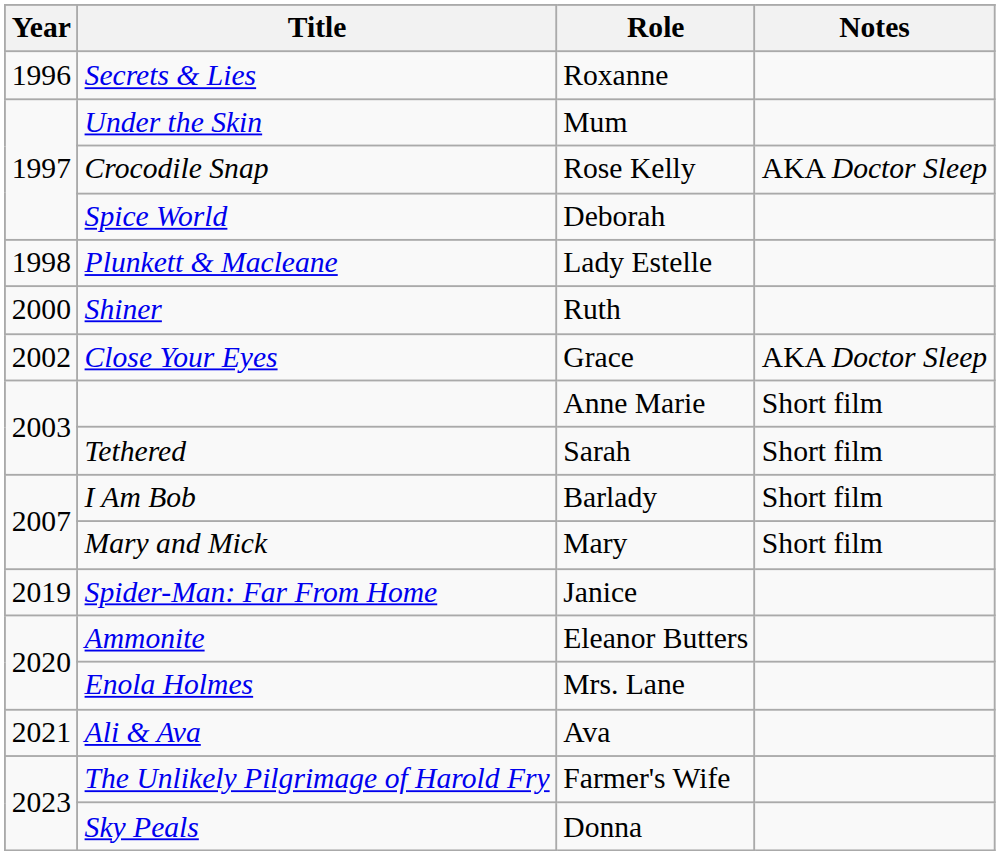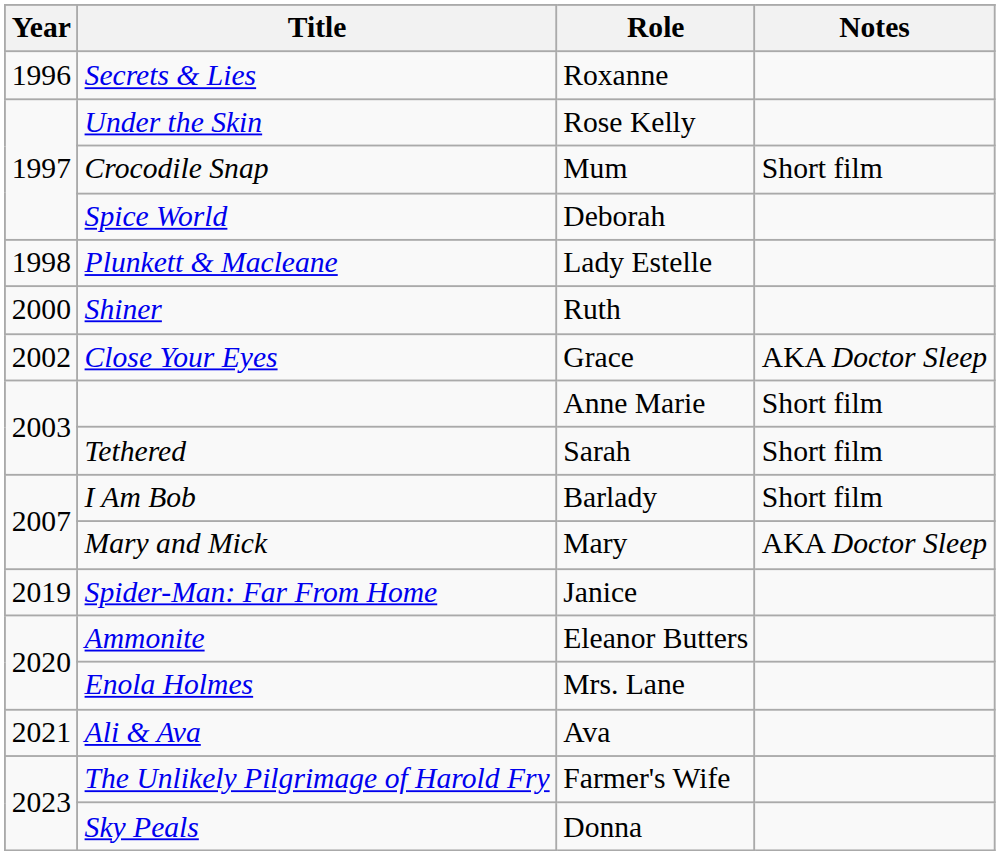(595, 121) Mum -> (629, 121) Rose Kelly
(629, 168) Rose Kelly -> (595, 168) Mum
(874, 168) AKA Doctor Sleep -> (822, 168) Short film
(822, 544) Short film -> (874, 544) AKA Doctor Sleep
